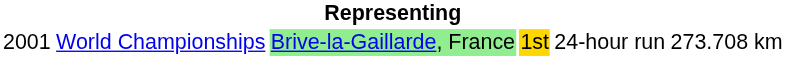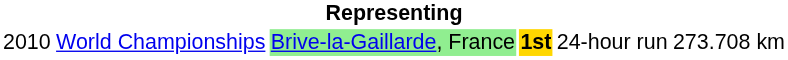(27, 42) 2001 -> (27, 42) 2010
(535, 42) normal -> (536, 42) bold
